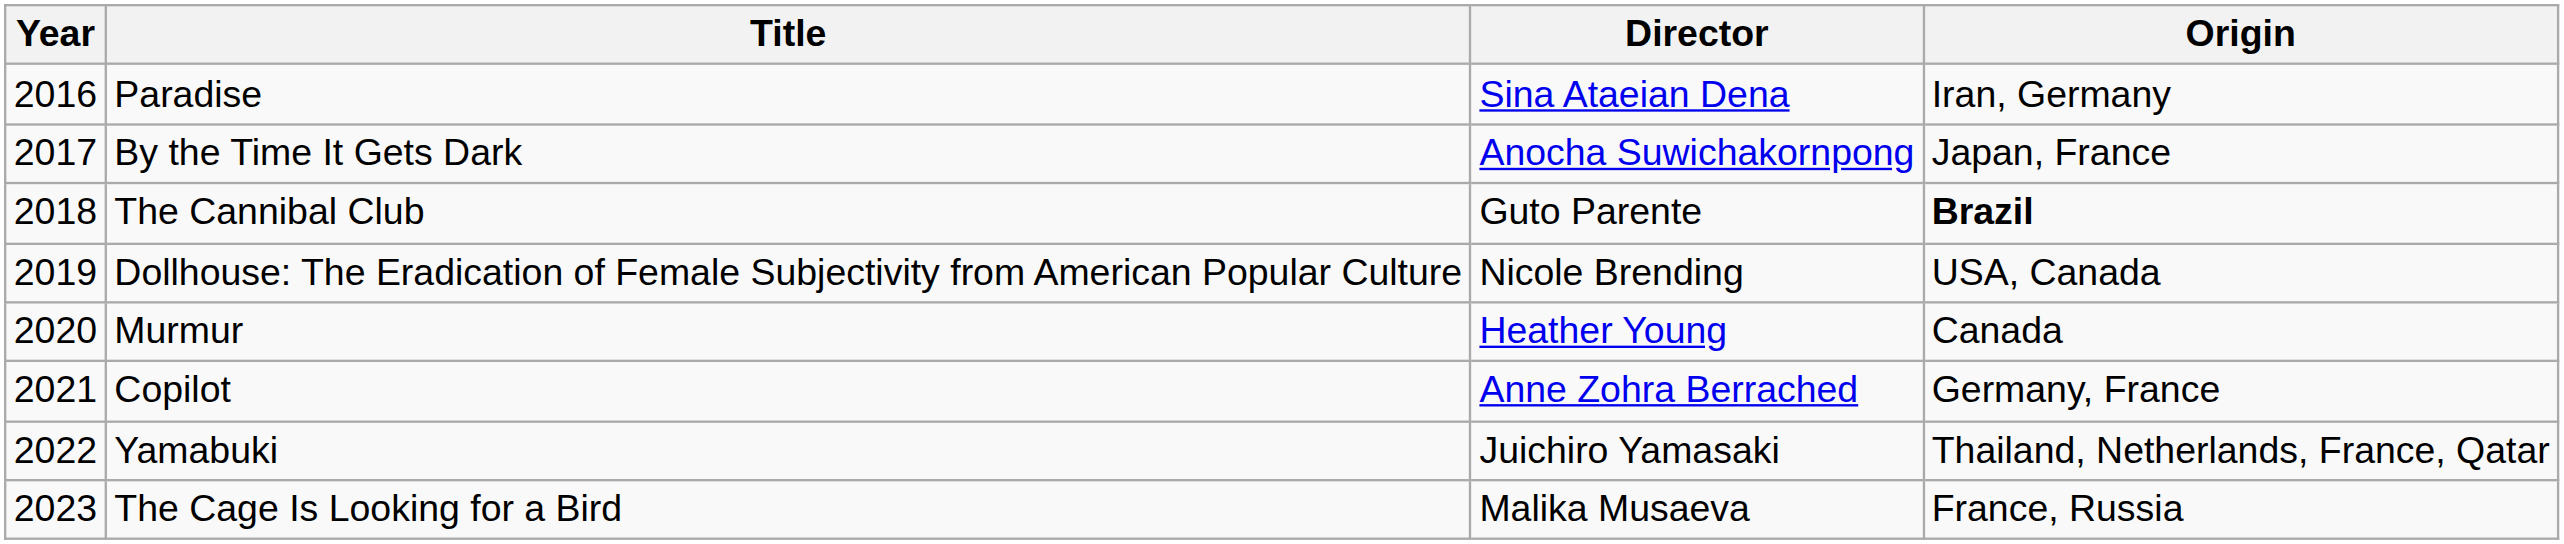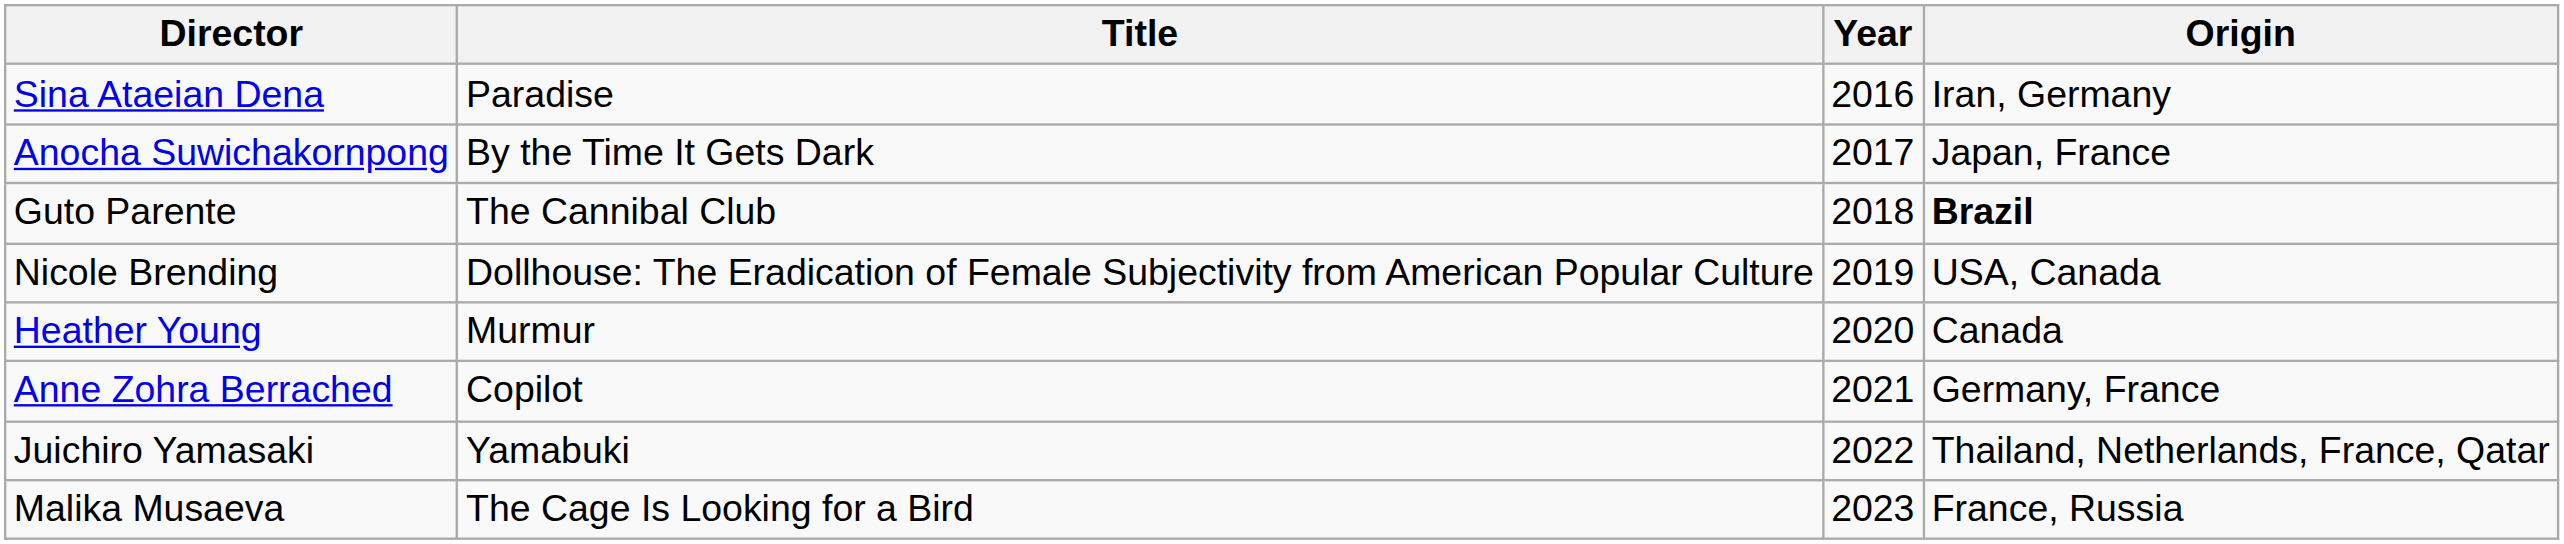columns swapped: (55, 34) <-> (1697, 34)
